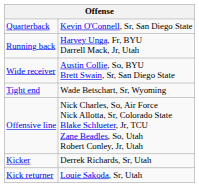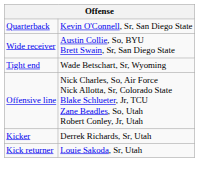- row: (31, 46)
